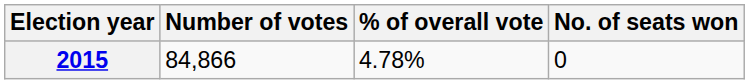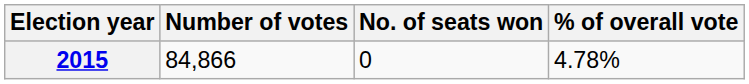columns swapped: (451, 22) <-> (646, 22)
